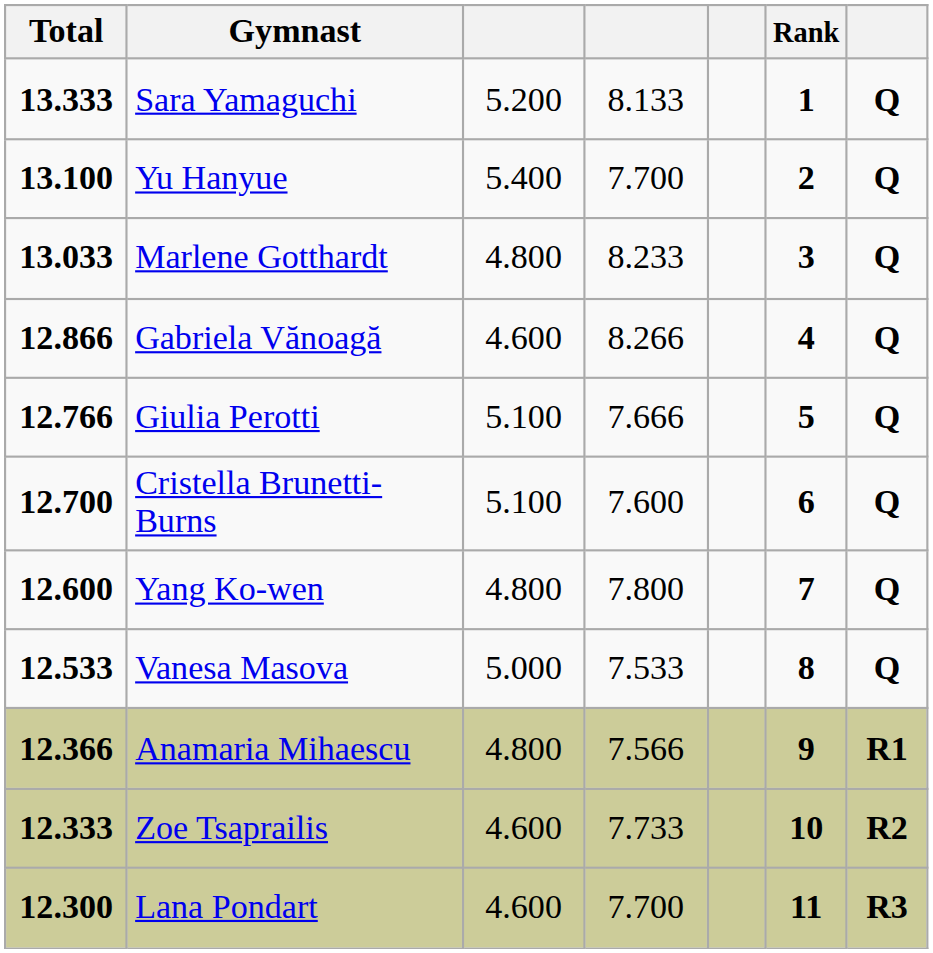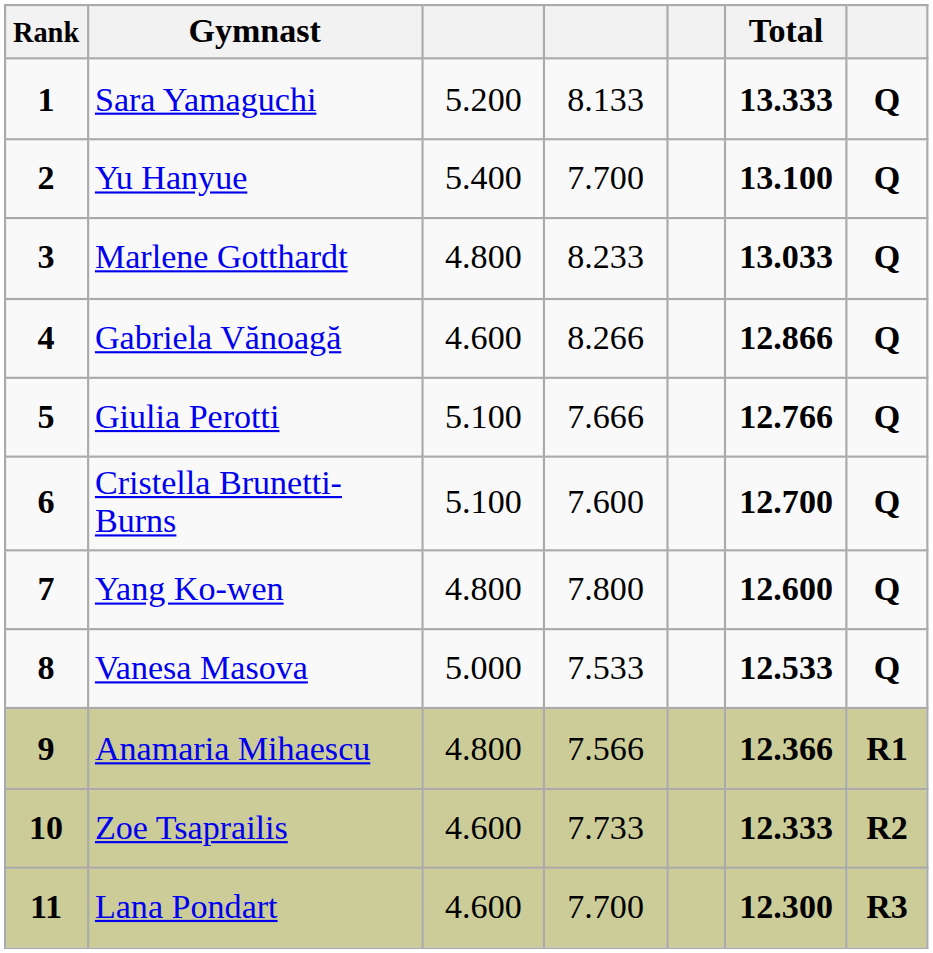columns swapped: (806, 33) <-> (66, 31)
